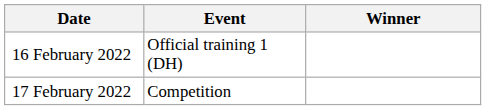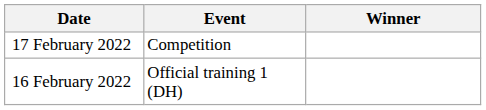rows swapped: (76, 55) <-> (76, 91)
